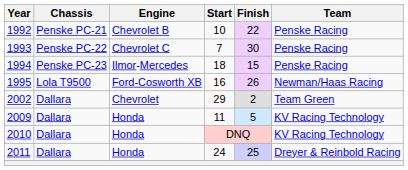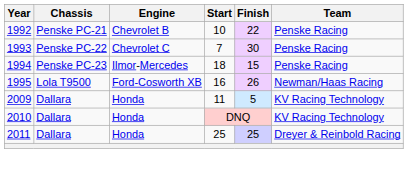- row: (19, 100)
(219, 152) 24 -> (219, 134) 25
